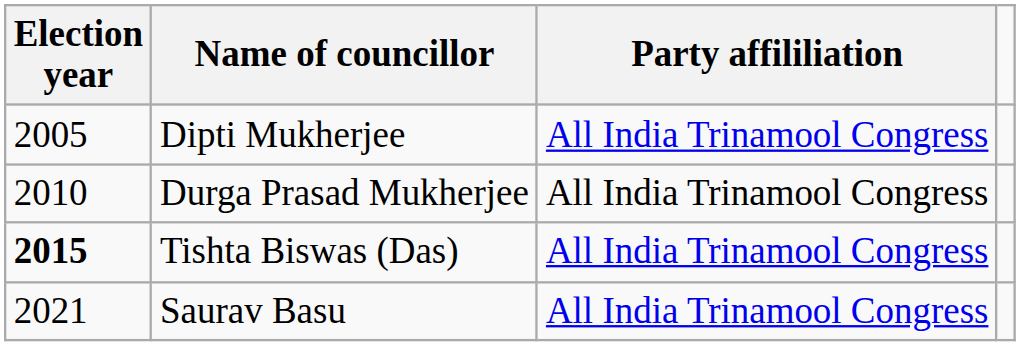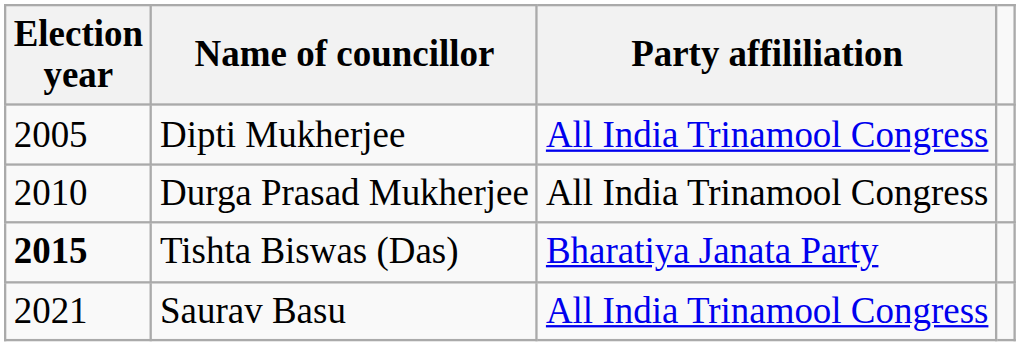(767, 251) All India Trinamool Congress -> (712, 251) Bharatiya Janata Party
